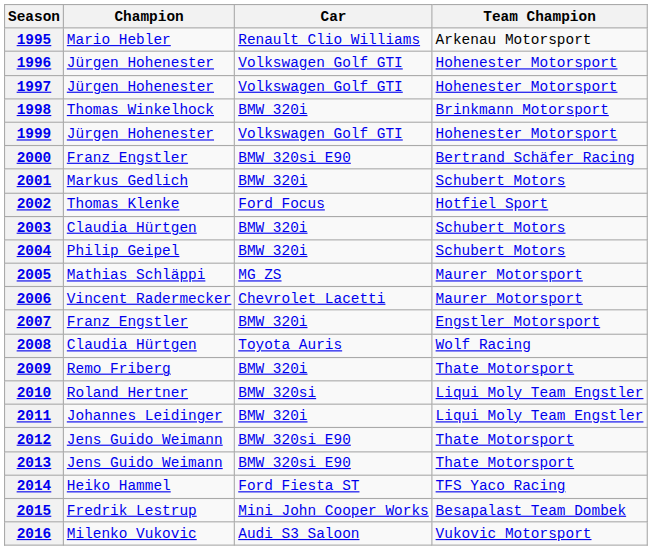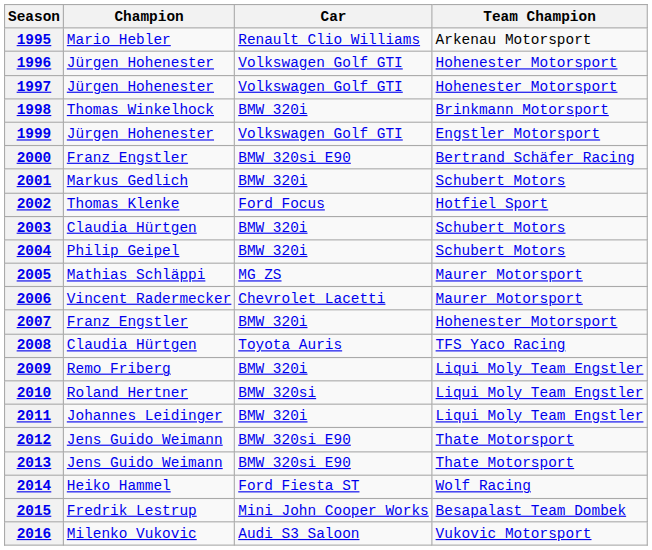(527, 134) Hohenester Motorsport -> (518, 134) Engstler Motorsport
(518, 322) Engstler Motorsport -> (527, 322) Hohenester Motorsport
(483, 346) Wolf Racing -> (501, 346) TFS Yaco Racing
(505, 369) Thate Motorsport -> (540, 369) Liqui Moly Team Engstler
(501, 487) TFS Yaco Racing -> (483, 487) Wolf Racing
